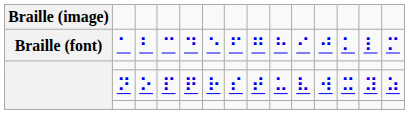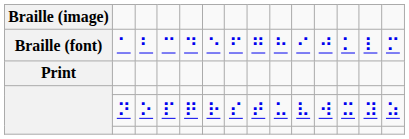+ row: (59, 73)
